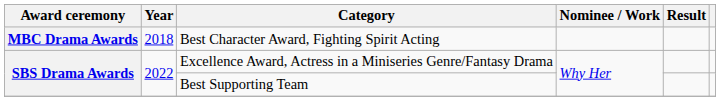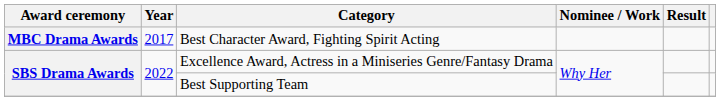(159, 38) 2018 -> (159, 38) 2017
